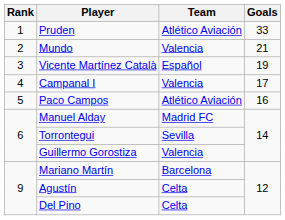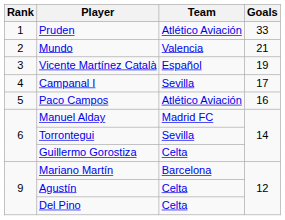(182, 83) Valencia -> (178, 83) Sevilla
(182, 153) Valencia -> (175, 153) Celta
